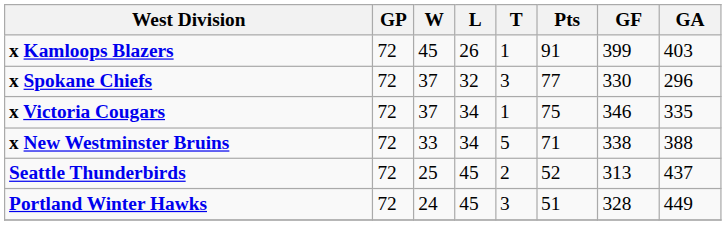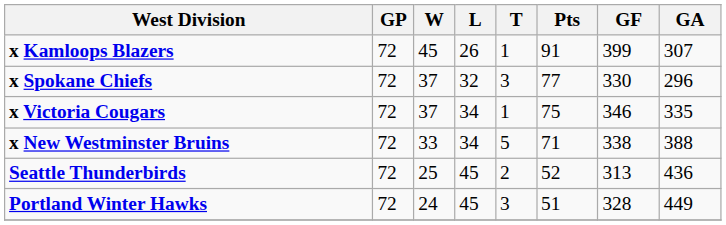(678, 50) 403 -> (678, 50) 307
(678, 173) 437 -> (678, 173) 436
